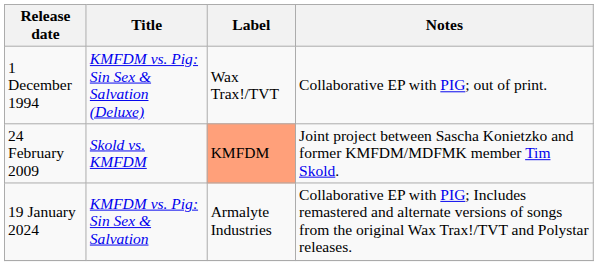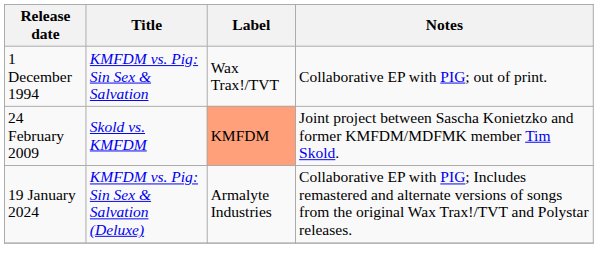(144, 85) KMFDM vs. Pig: Sin Sex & Salvation (Deluxe) -> (144, 76) KMFDM vs. Pig: Sin Sex & Salvation
(144, 221) KMFDM vs. Pig: Sin Sex & Salvation -> (144, 204) KMFDM vs. Pig: Sin Sex & Salvation (Deluxe)
